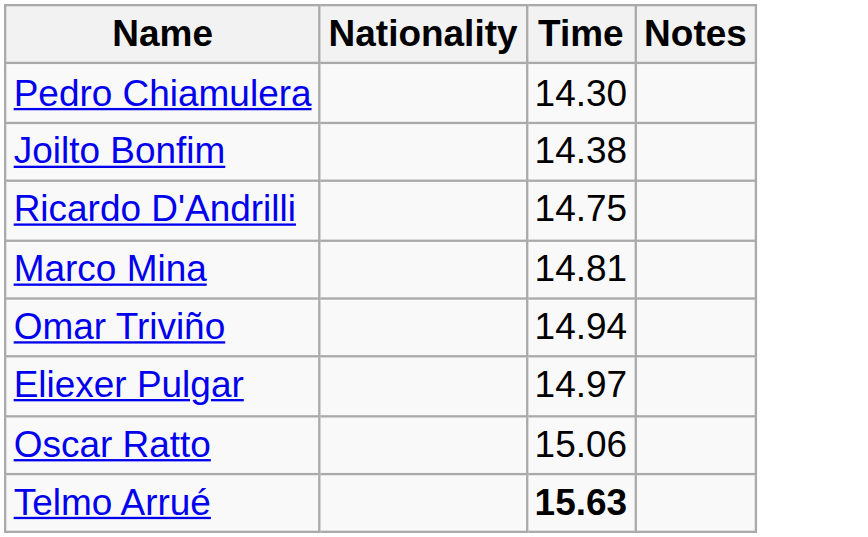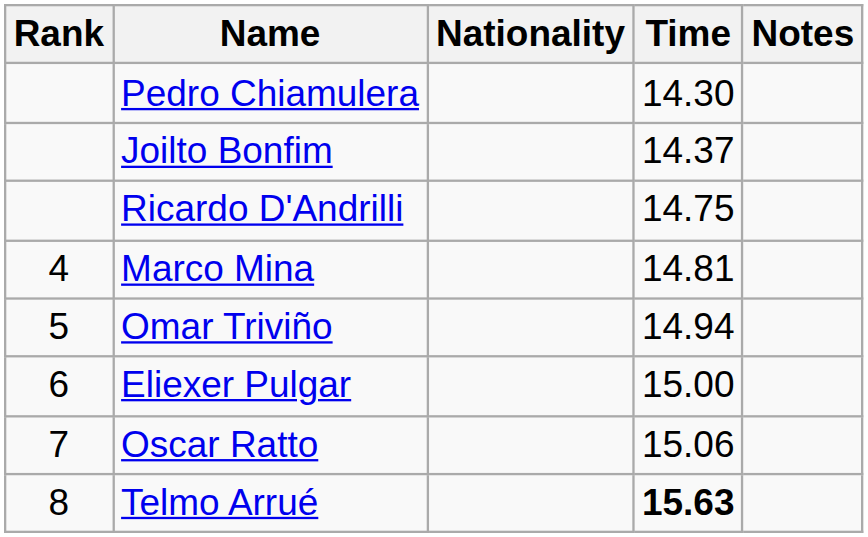+ column: (59, 33)
(581, 151) 14.38 -> (688, 151) 14.37
(581, 385) 14.97 -> (688, 385) 15.00
